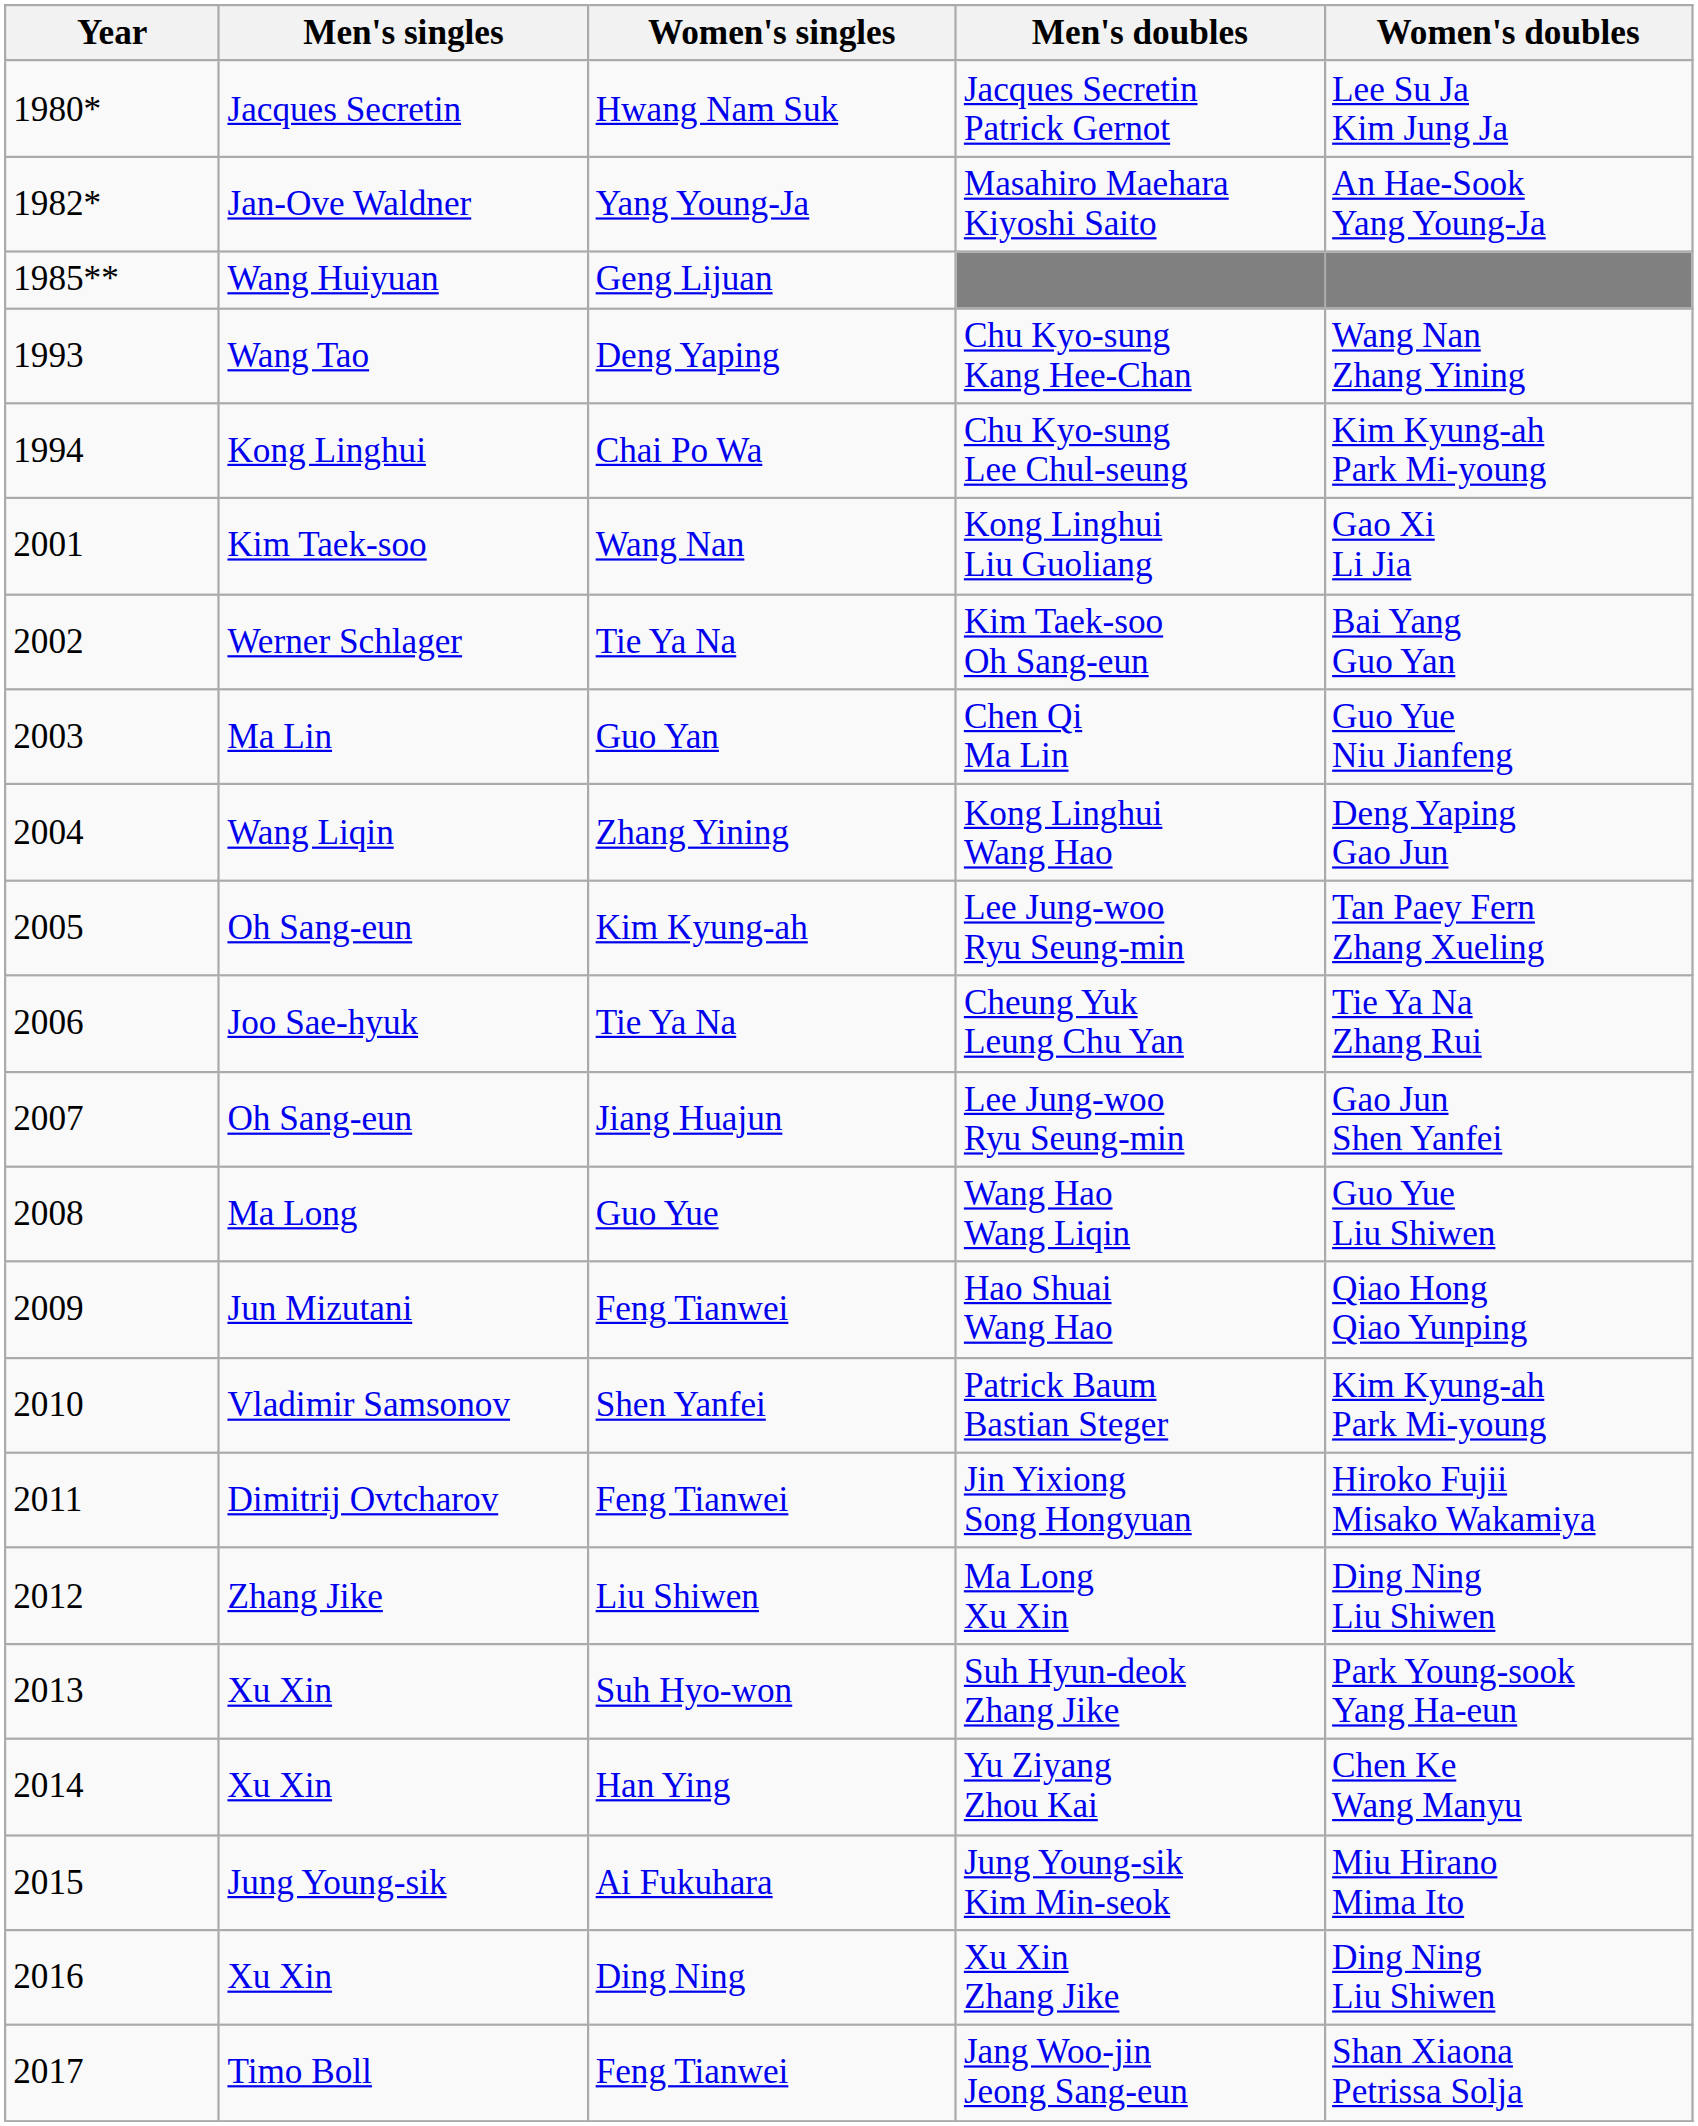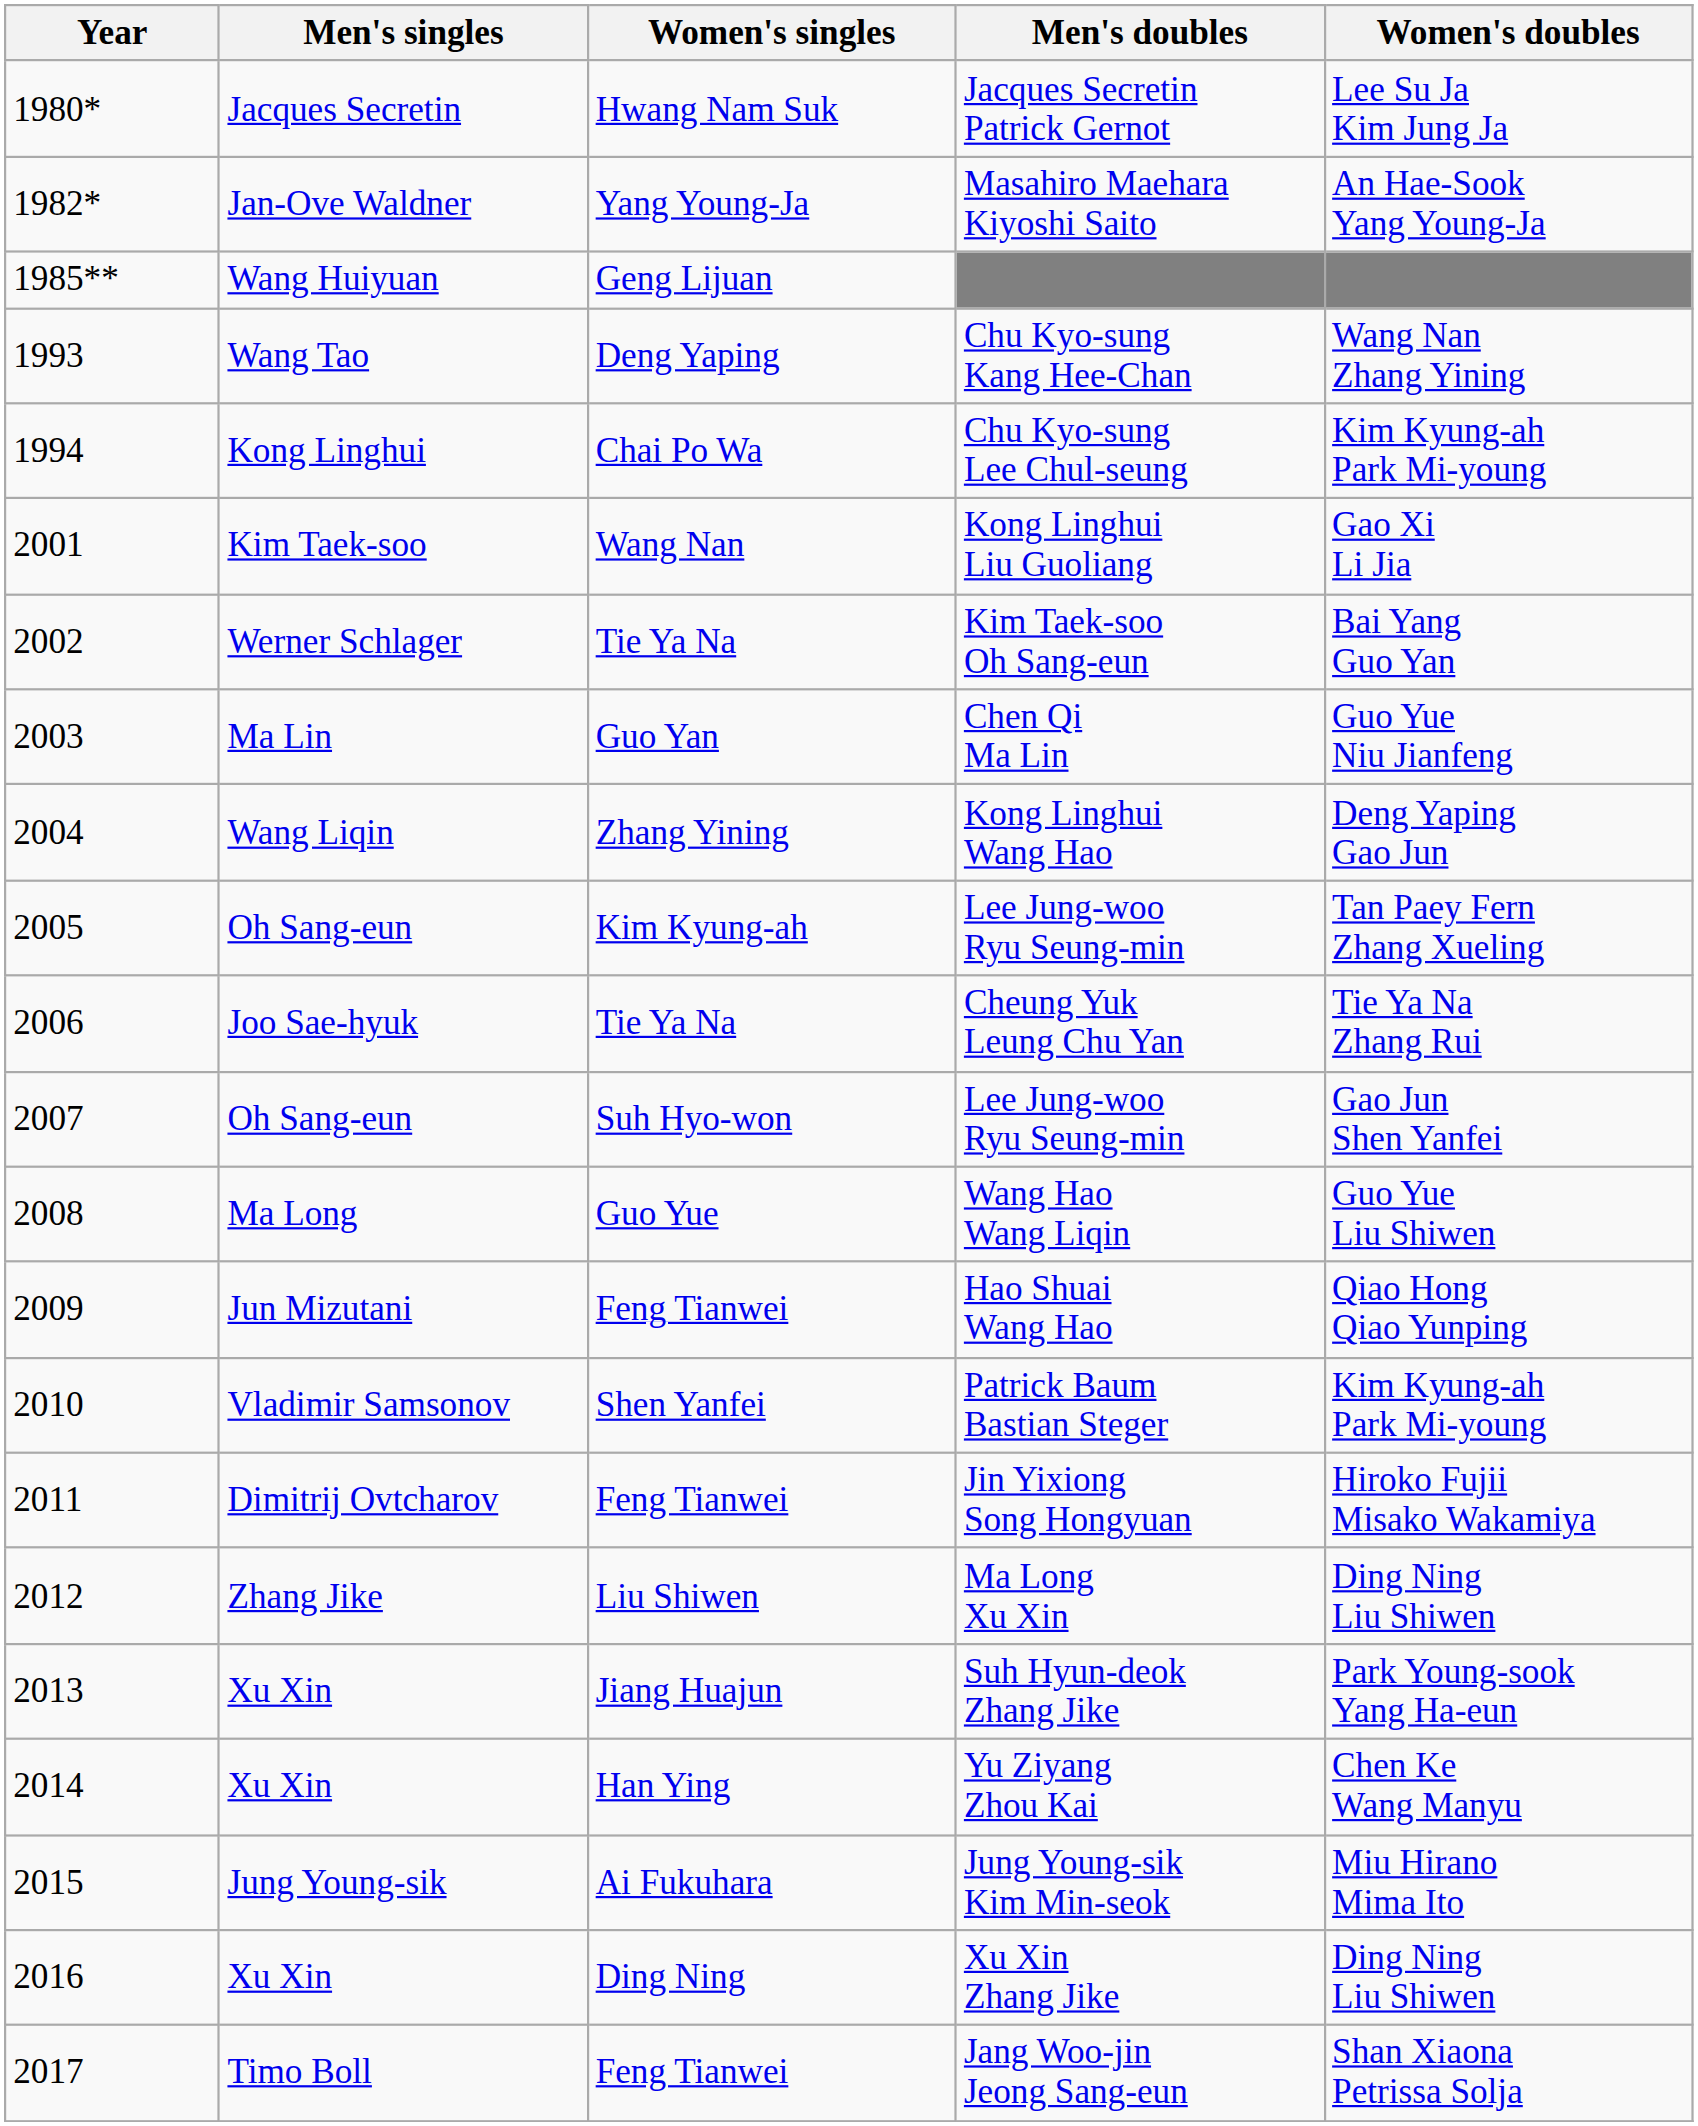(689, 1118) Jiang Huajun -> (694, 1118) Suh Hyo-won
(694, 1690) Suh Hyo-won -> (689, 1690) Jiang Huajun
